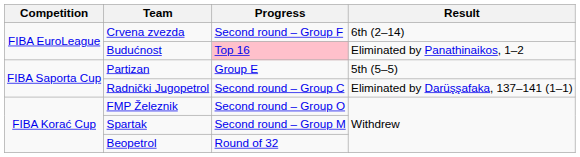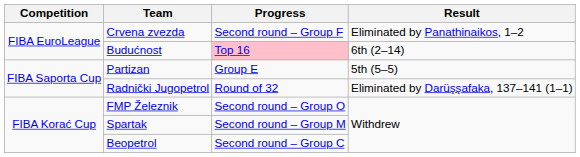(378, 32) 6th (2–14) -> (437, 32) Eliminated by Panathinaikos, 1–2
(437, 50) Eliminated by Panathinaikos, 1–2 -> (378, 50) 6th (2–14)
(279, 87) Second round – Group C -> (246, 87) Round of 32
(246, 143) Round of 32 -> (279, 143) Second round – Group C
